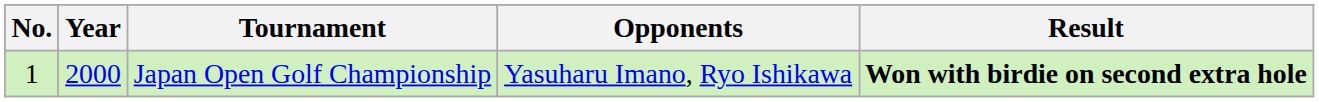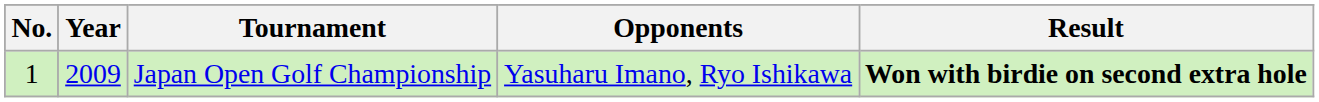(93, 73) 2000 -> (93, 73) 2009
